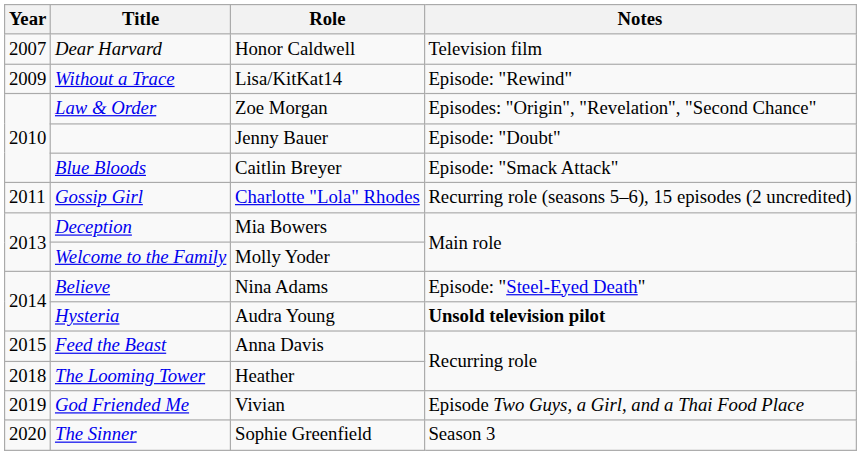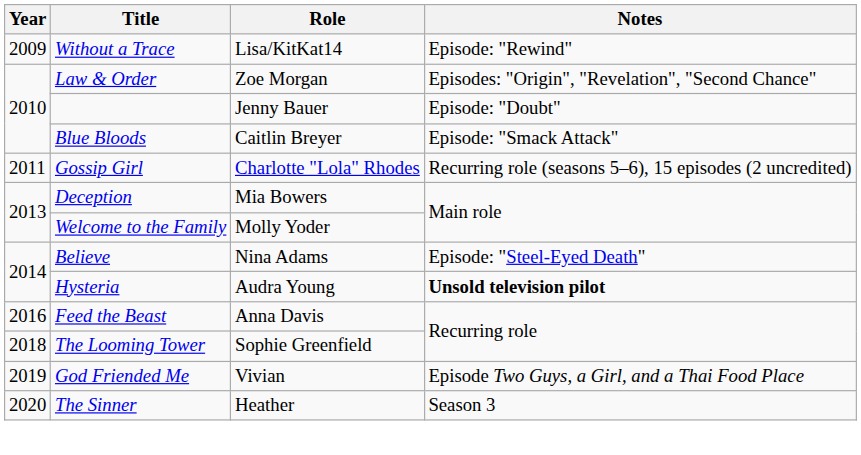- row: (108, 49)
(28, 345) 2015 -> (28, 316) 2016
(265, 375) Heather -> (303, 345) Sophie Greenfield
(303, 434) Sophie Greenfield -> (265, 405) Heather
